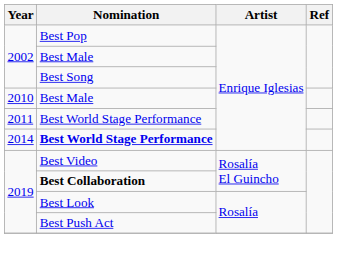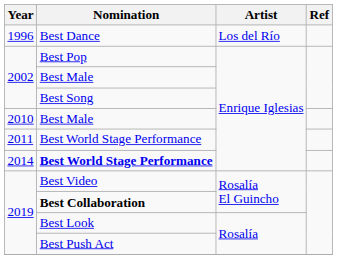+ row: (21, 35)
